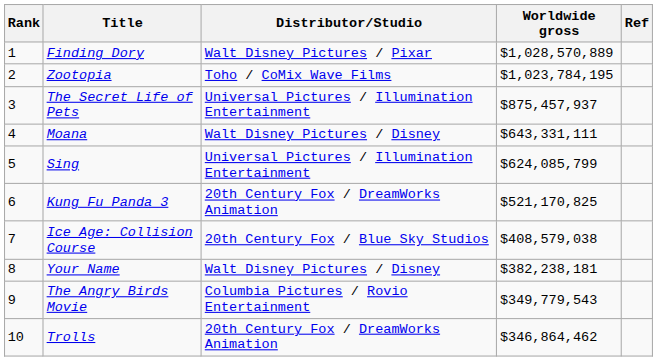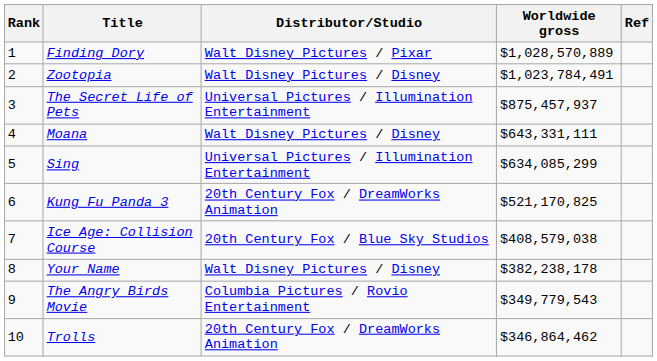(298, 75) Toho / CoMix Wave Films -> (322, 75) Walt Disney Pictures / Disney
(557, 75) $1,023,784,195 -> (557, 75) $1,023,784,491
(549, 165) $624,085,799 -> (549, 165) $634,085,299
(549, 270) $382,238,181 -> (549, 270) $382,238,178
